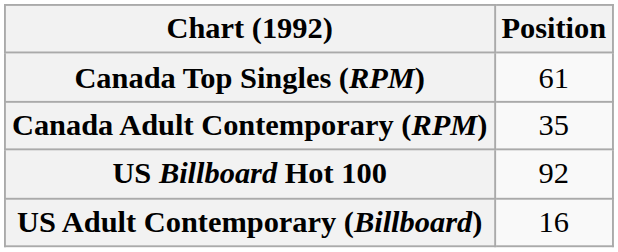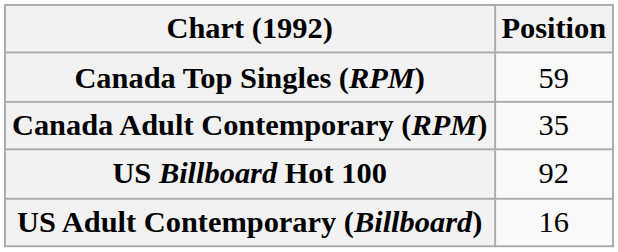(554, 76) 61 -> (554, 76) 59
